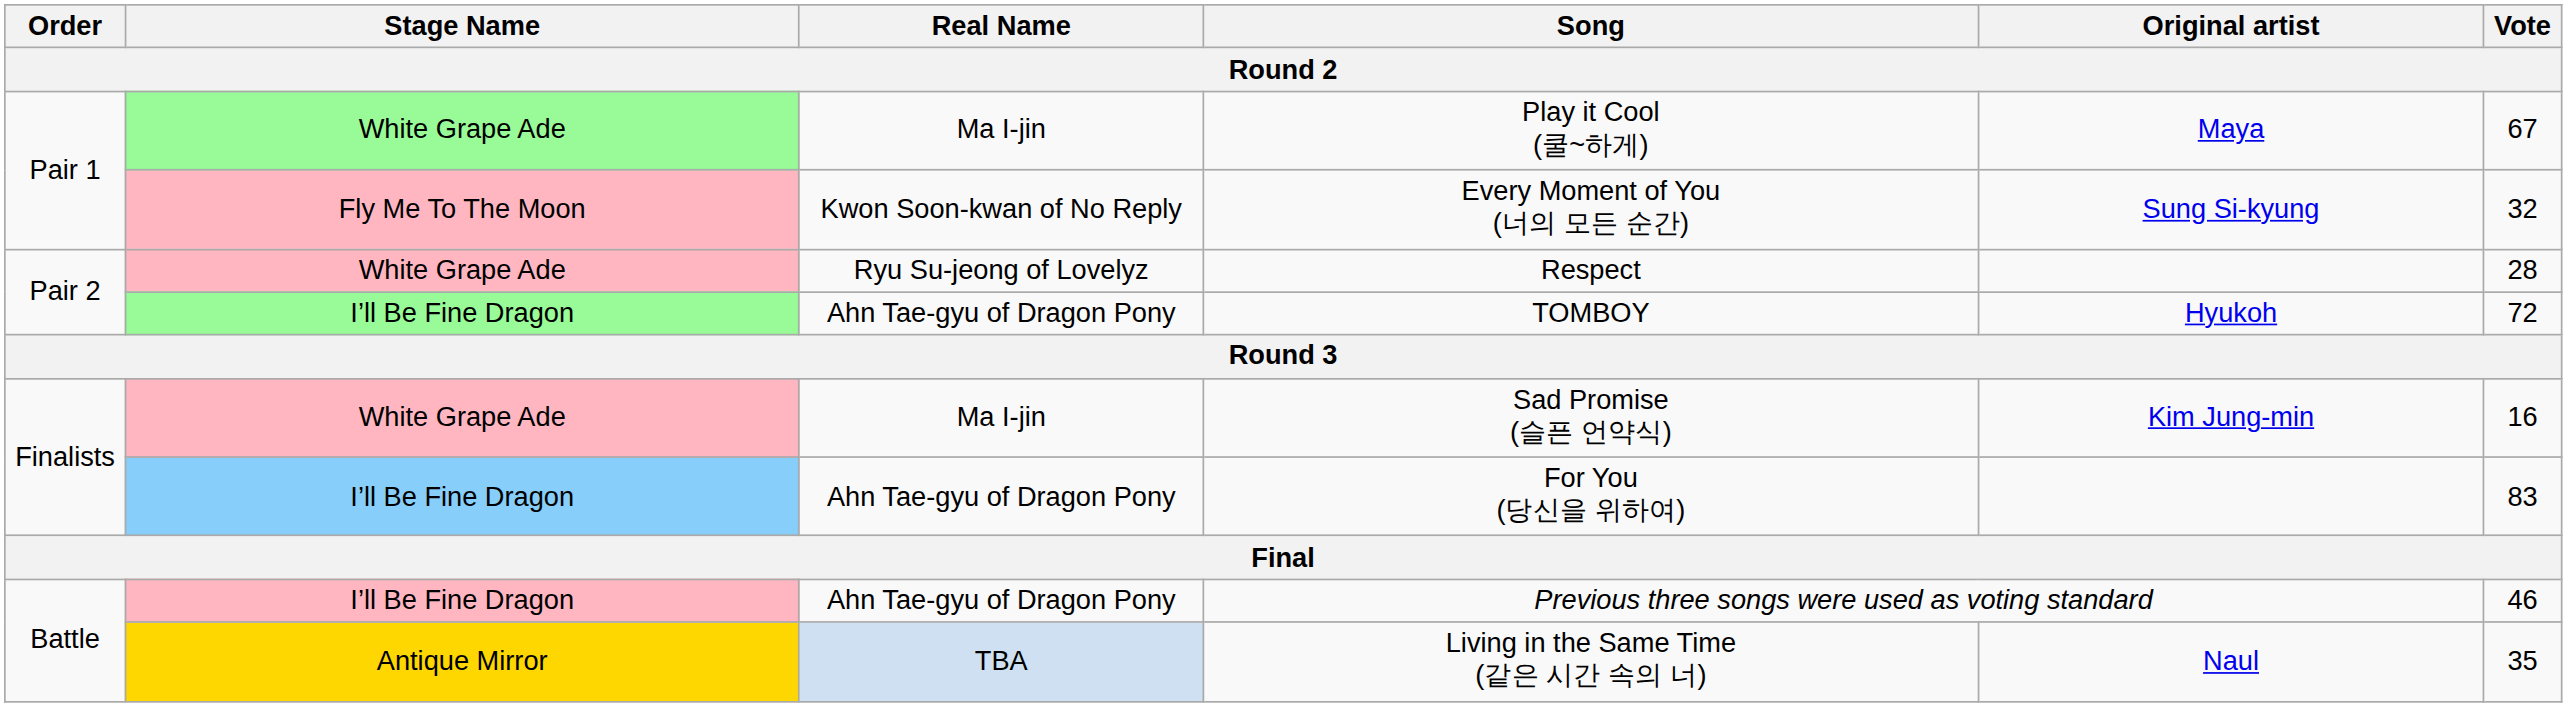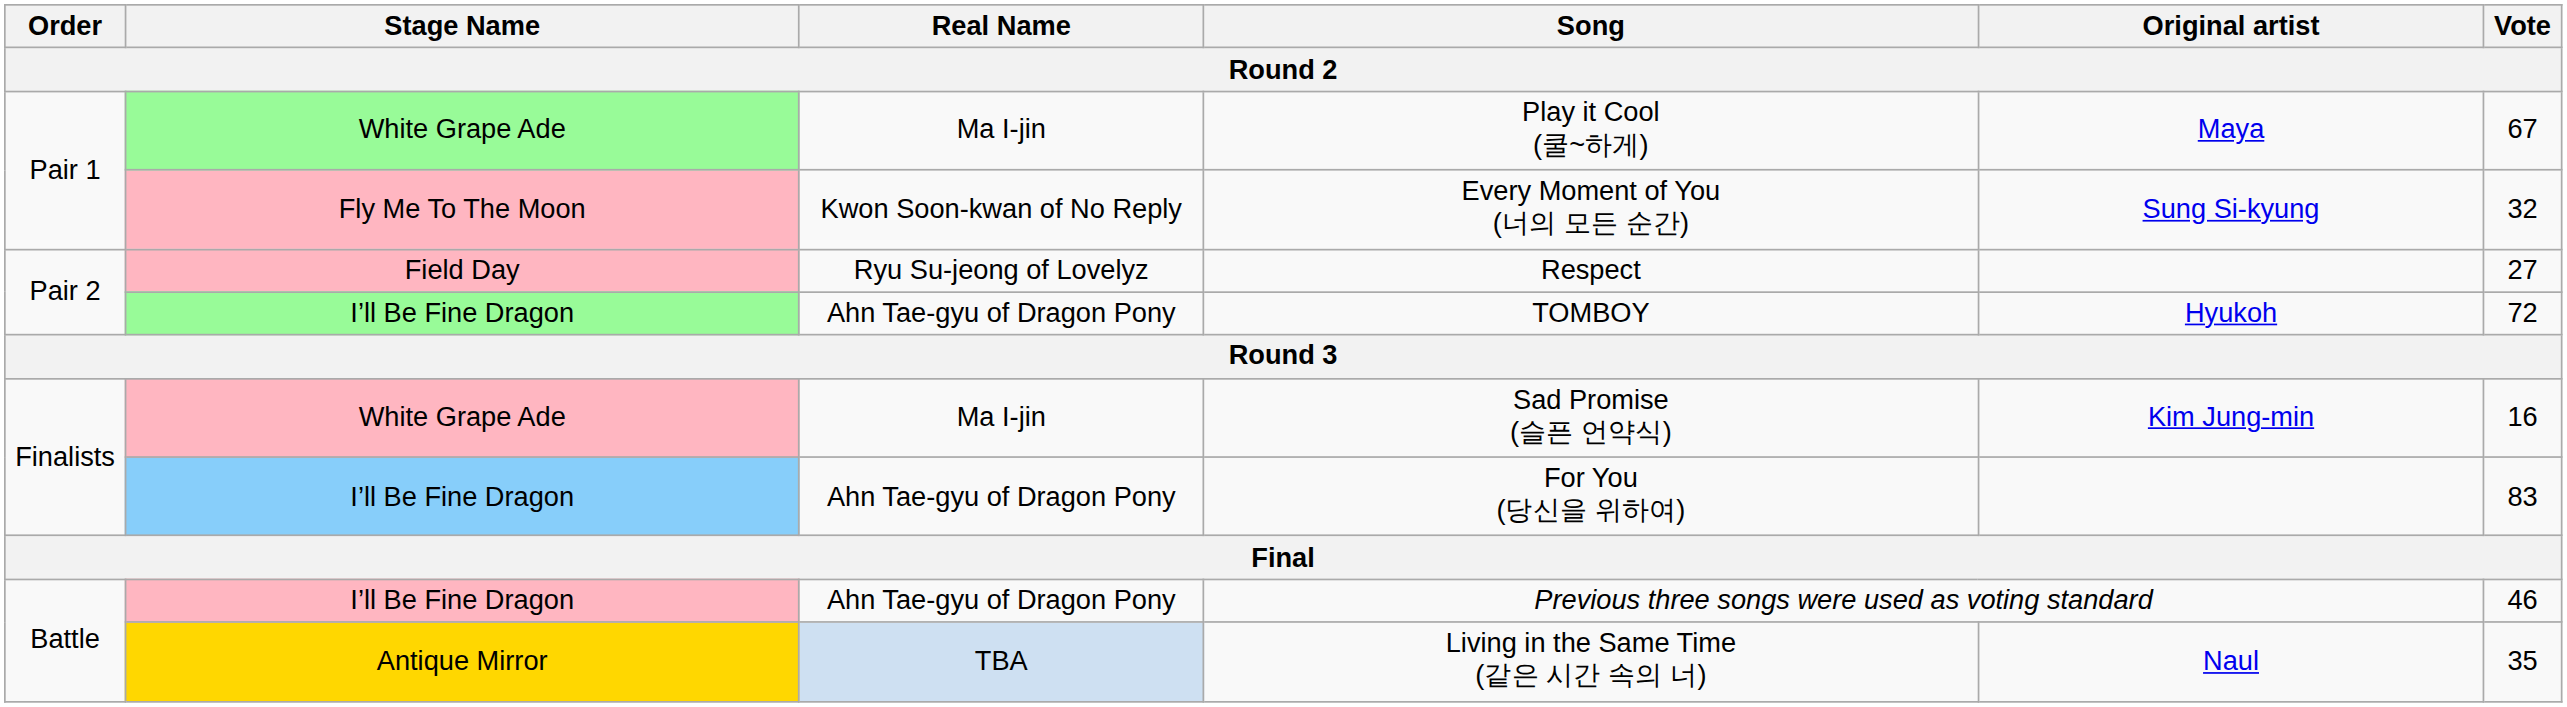(462, 270) White Grape Ade -> (462, 270) Field Day
(2523, 270) 28 -> (2523, 270) 27
